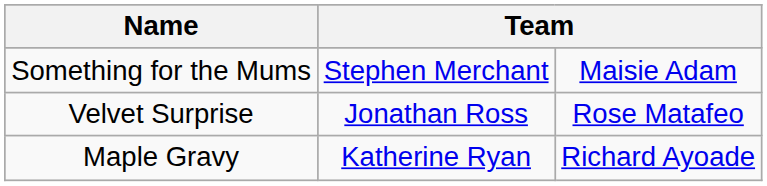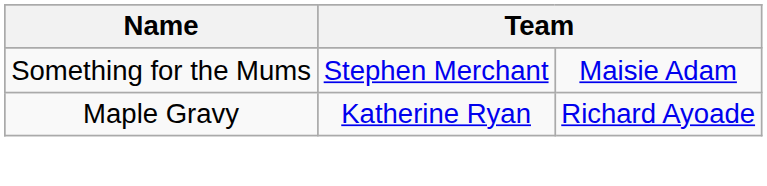- row: (161, 113)
